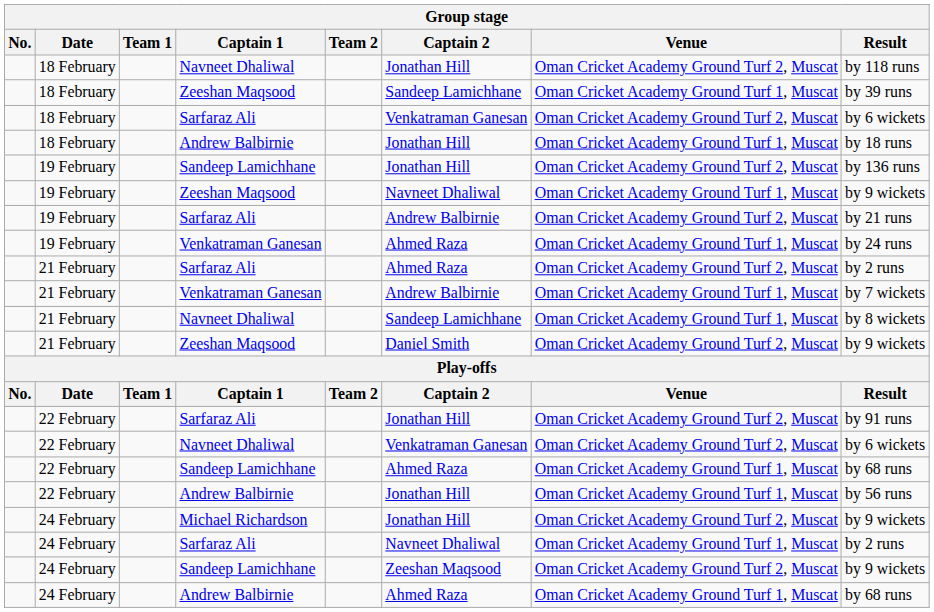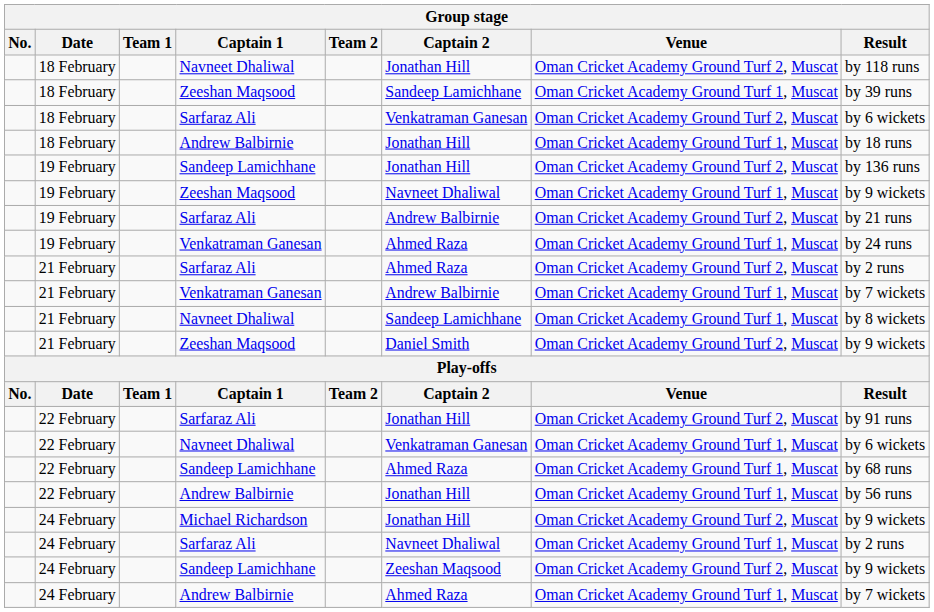(686, 444) Oman Cricket Academy Ground Turf 2, Muscat -> (686, 444) Oman Cricket Academy Ground Turf 1, Muscat
(879, 594) by 68 runs -> (885, 594) by 7 wickets
